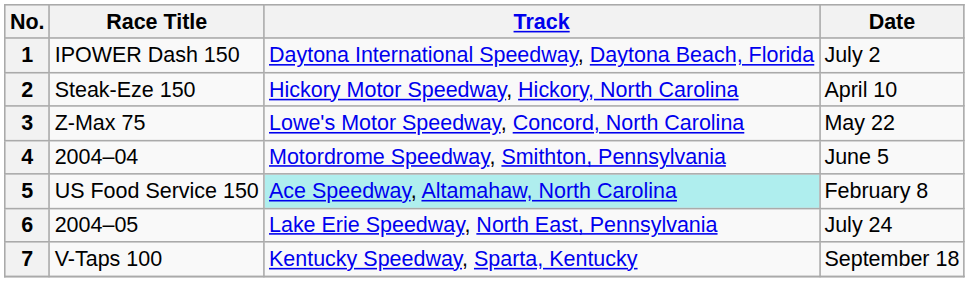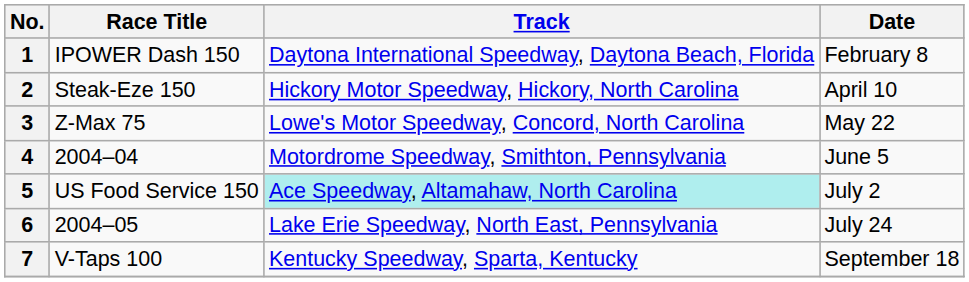(852, 55) July 2 -> (876, 55) February 8
(876, 191) February 8 -> (852, 191) July 2
